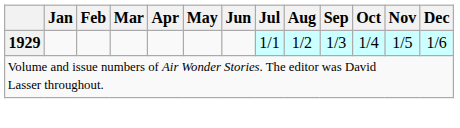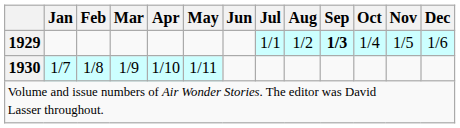(336, 42) normal -> (337, 42) bold
+ row: (24, 68)
